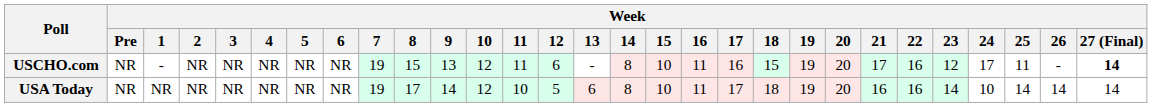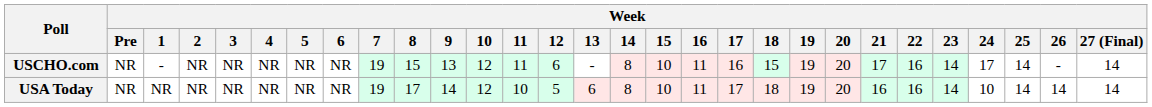(951, 65) 12 -> (951, 65) 14
(1022, 65) 11 -> (1022, 65) 14
(1112, 65) bold -> (1112, 65) normal
